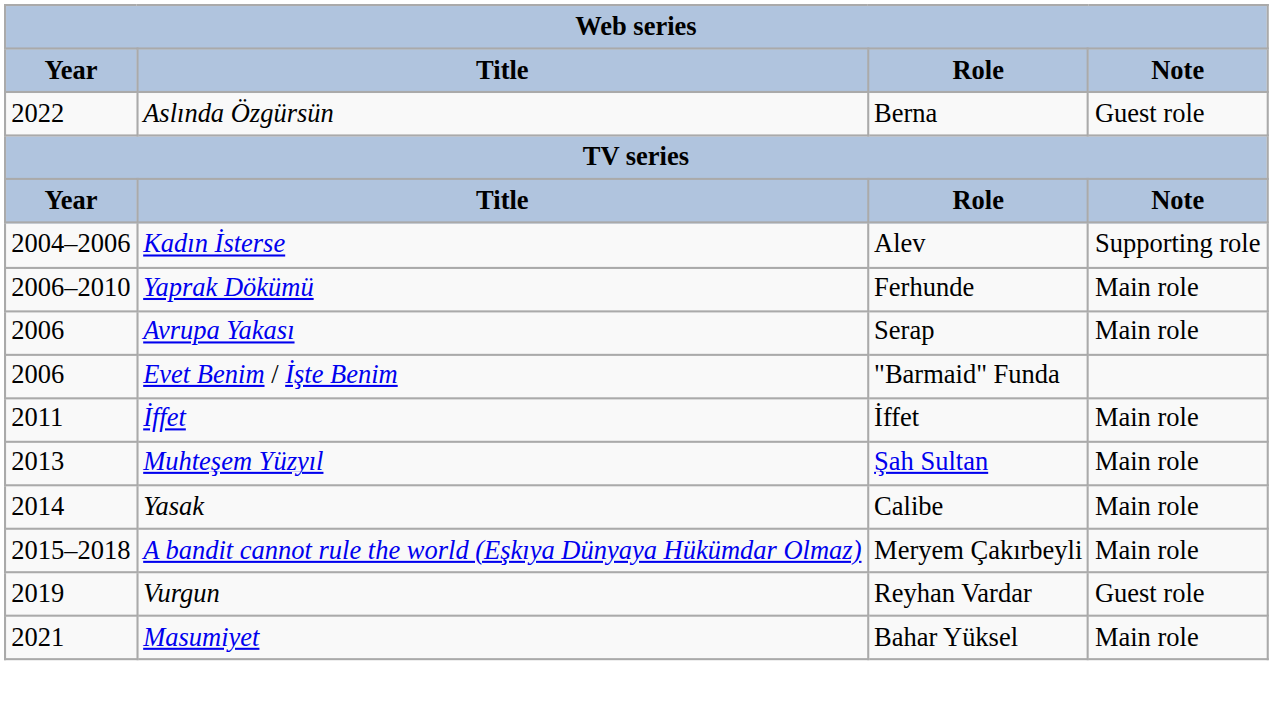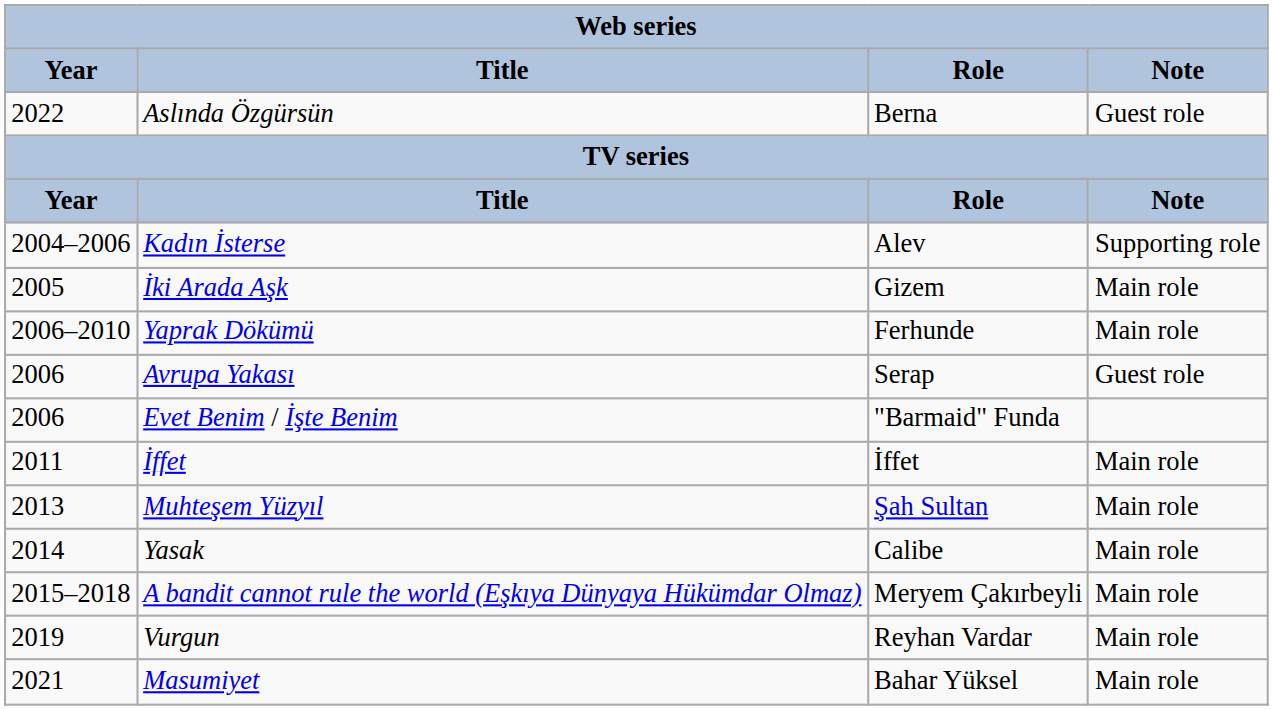+ row: (216, 288)
(1147, 331) Main role -> (1150, 375) Guest role
(1150, 593) Guest role -> (1147, 637) Main role
